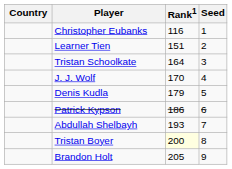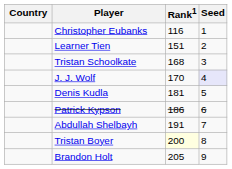(176, 62) 164 -> (176, 62) 168
(204, 77) no background -> (204, 77) lavender background
(176, 93) 179 -> (176, 93) 181
(176, 125) 193 -> (176, 125) 191
